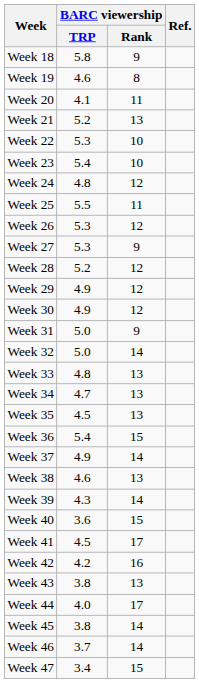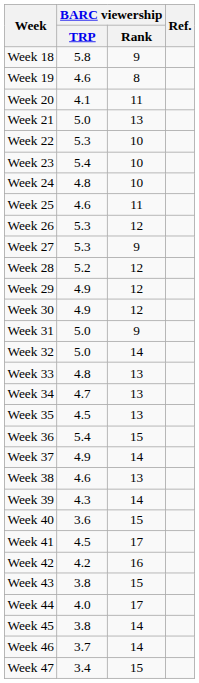(82, 120) 5.2 -> (82, 120) 5.0
(137, 183) 12 -> (137, 183) 10
(82, 204) 5.5 -> (82, 204) 4.6
(137, 583) 13 -> (137, 583) 15
